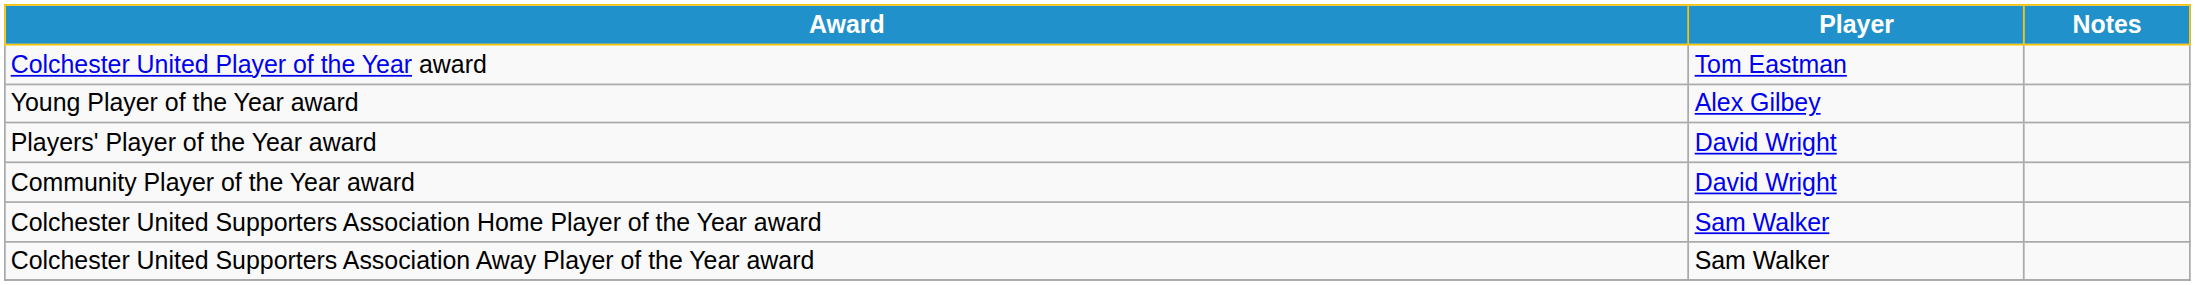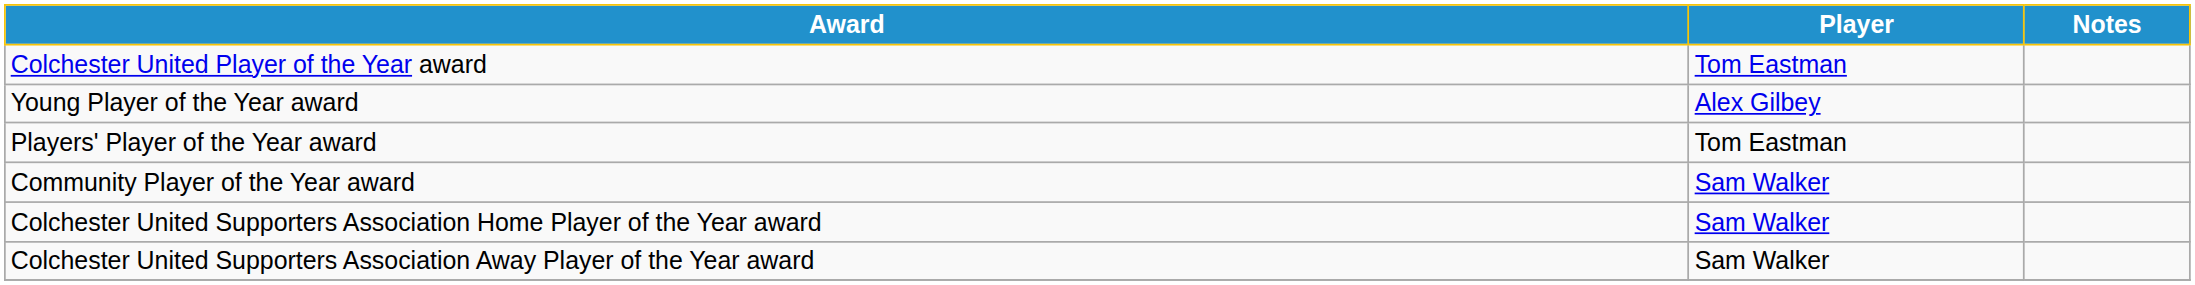(1766, 143) David Wright -> (1771, 143) Tom Eastman
(1766, 182) David Wright -> (1762, 182) Sam Walker
